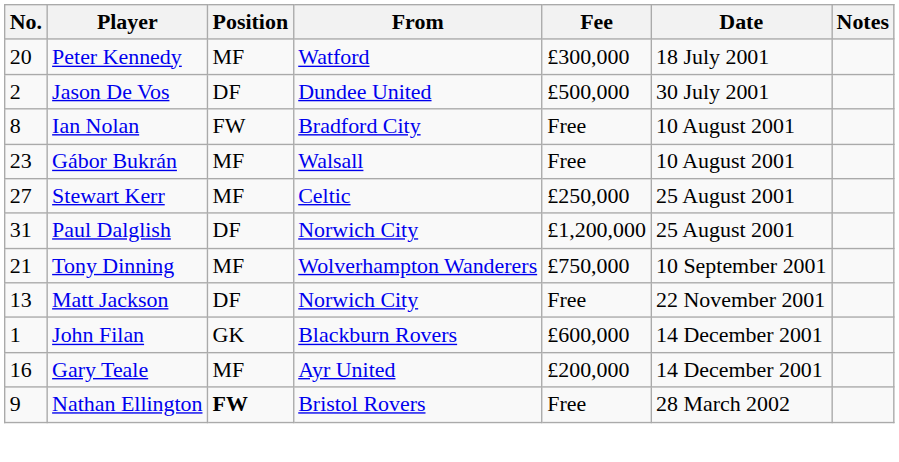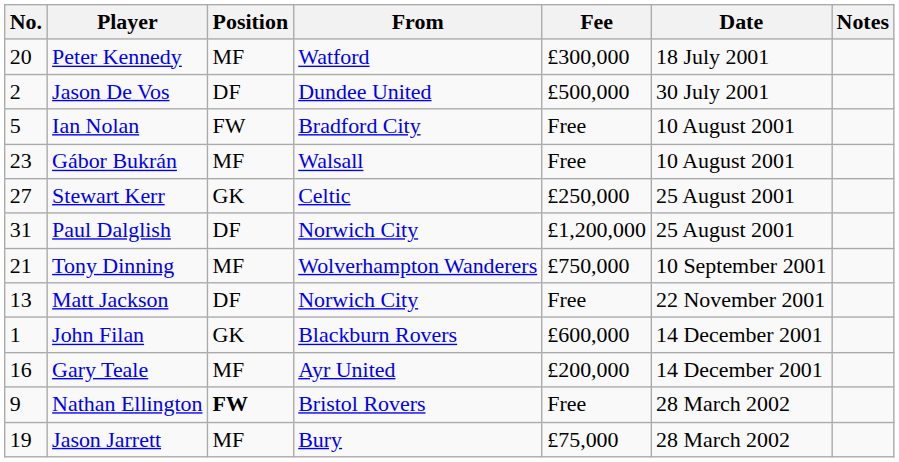(15, 126) 8 -> (15, 126) 5
(228, 195) MF -> (228, 195) GK
+ row: (107, 439)
